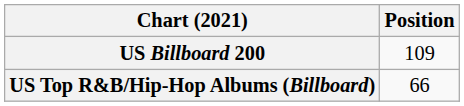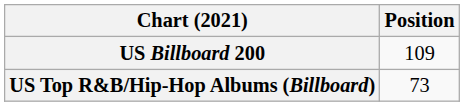(420, 85) 66 -> (420, 85) 73
